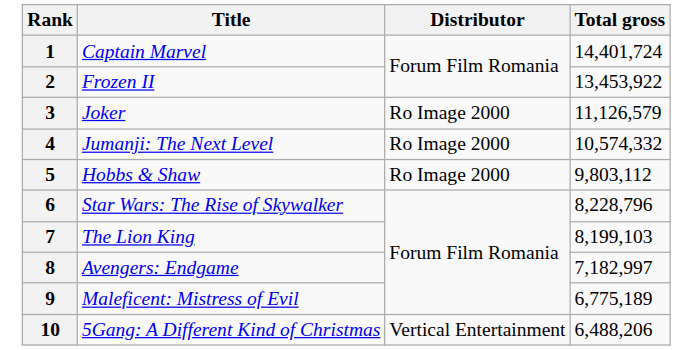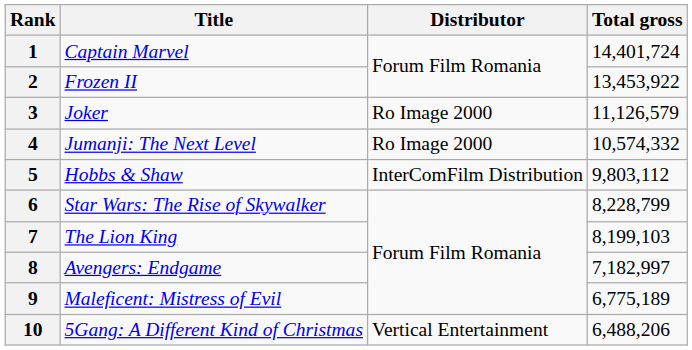(450, 174) Ro Image 2000 -> (477, 174) InterComFilm Distribution
(614, 205) 8,228,796 -> (631, 205) 8,228,799
